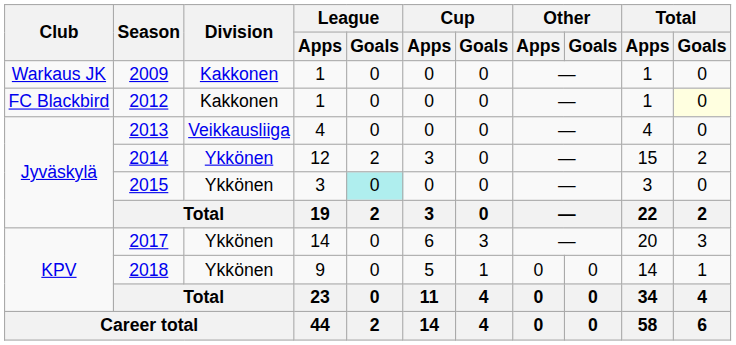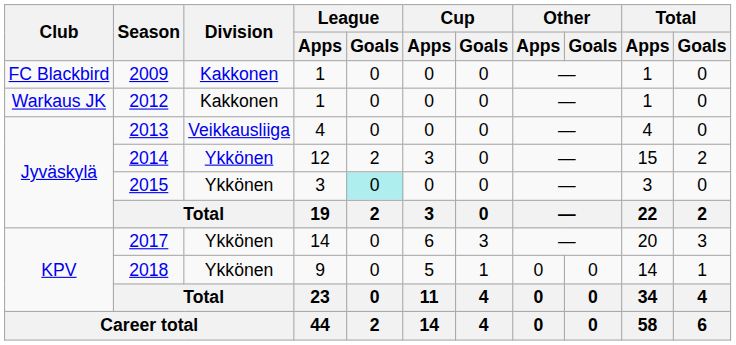(59, 74) Warkaus JK -> (59, 74) FC Blackbird
(59, 102) FC Blackbird -> (59, 102) Warkaus JK
(702, 102) lightyellow background -> (702, 102) no background
